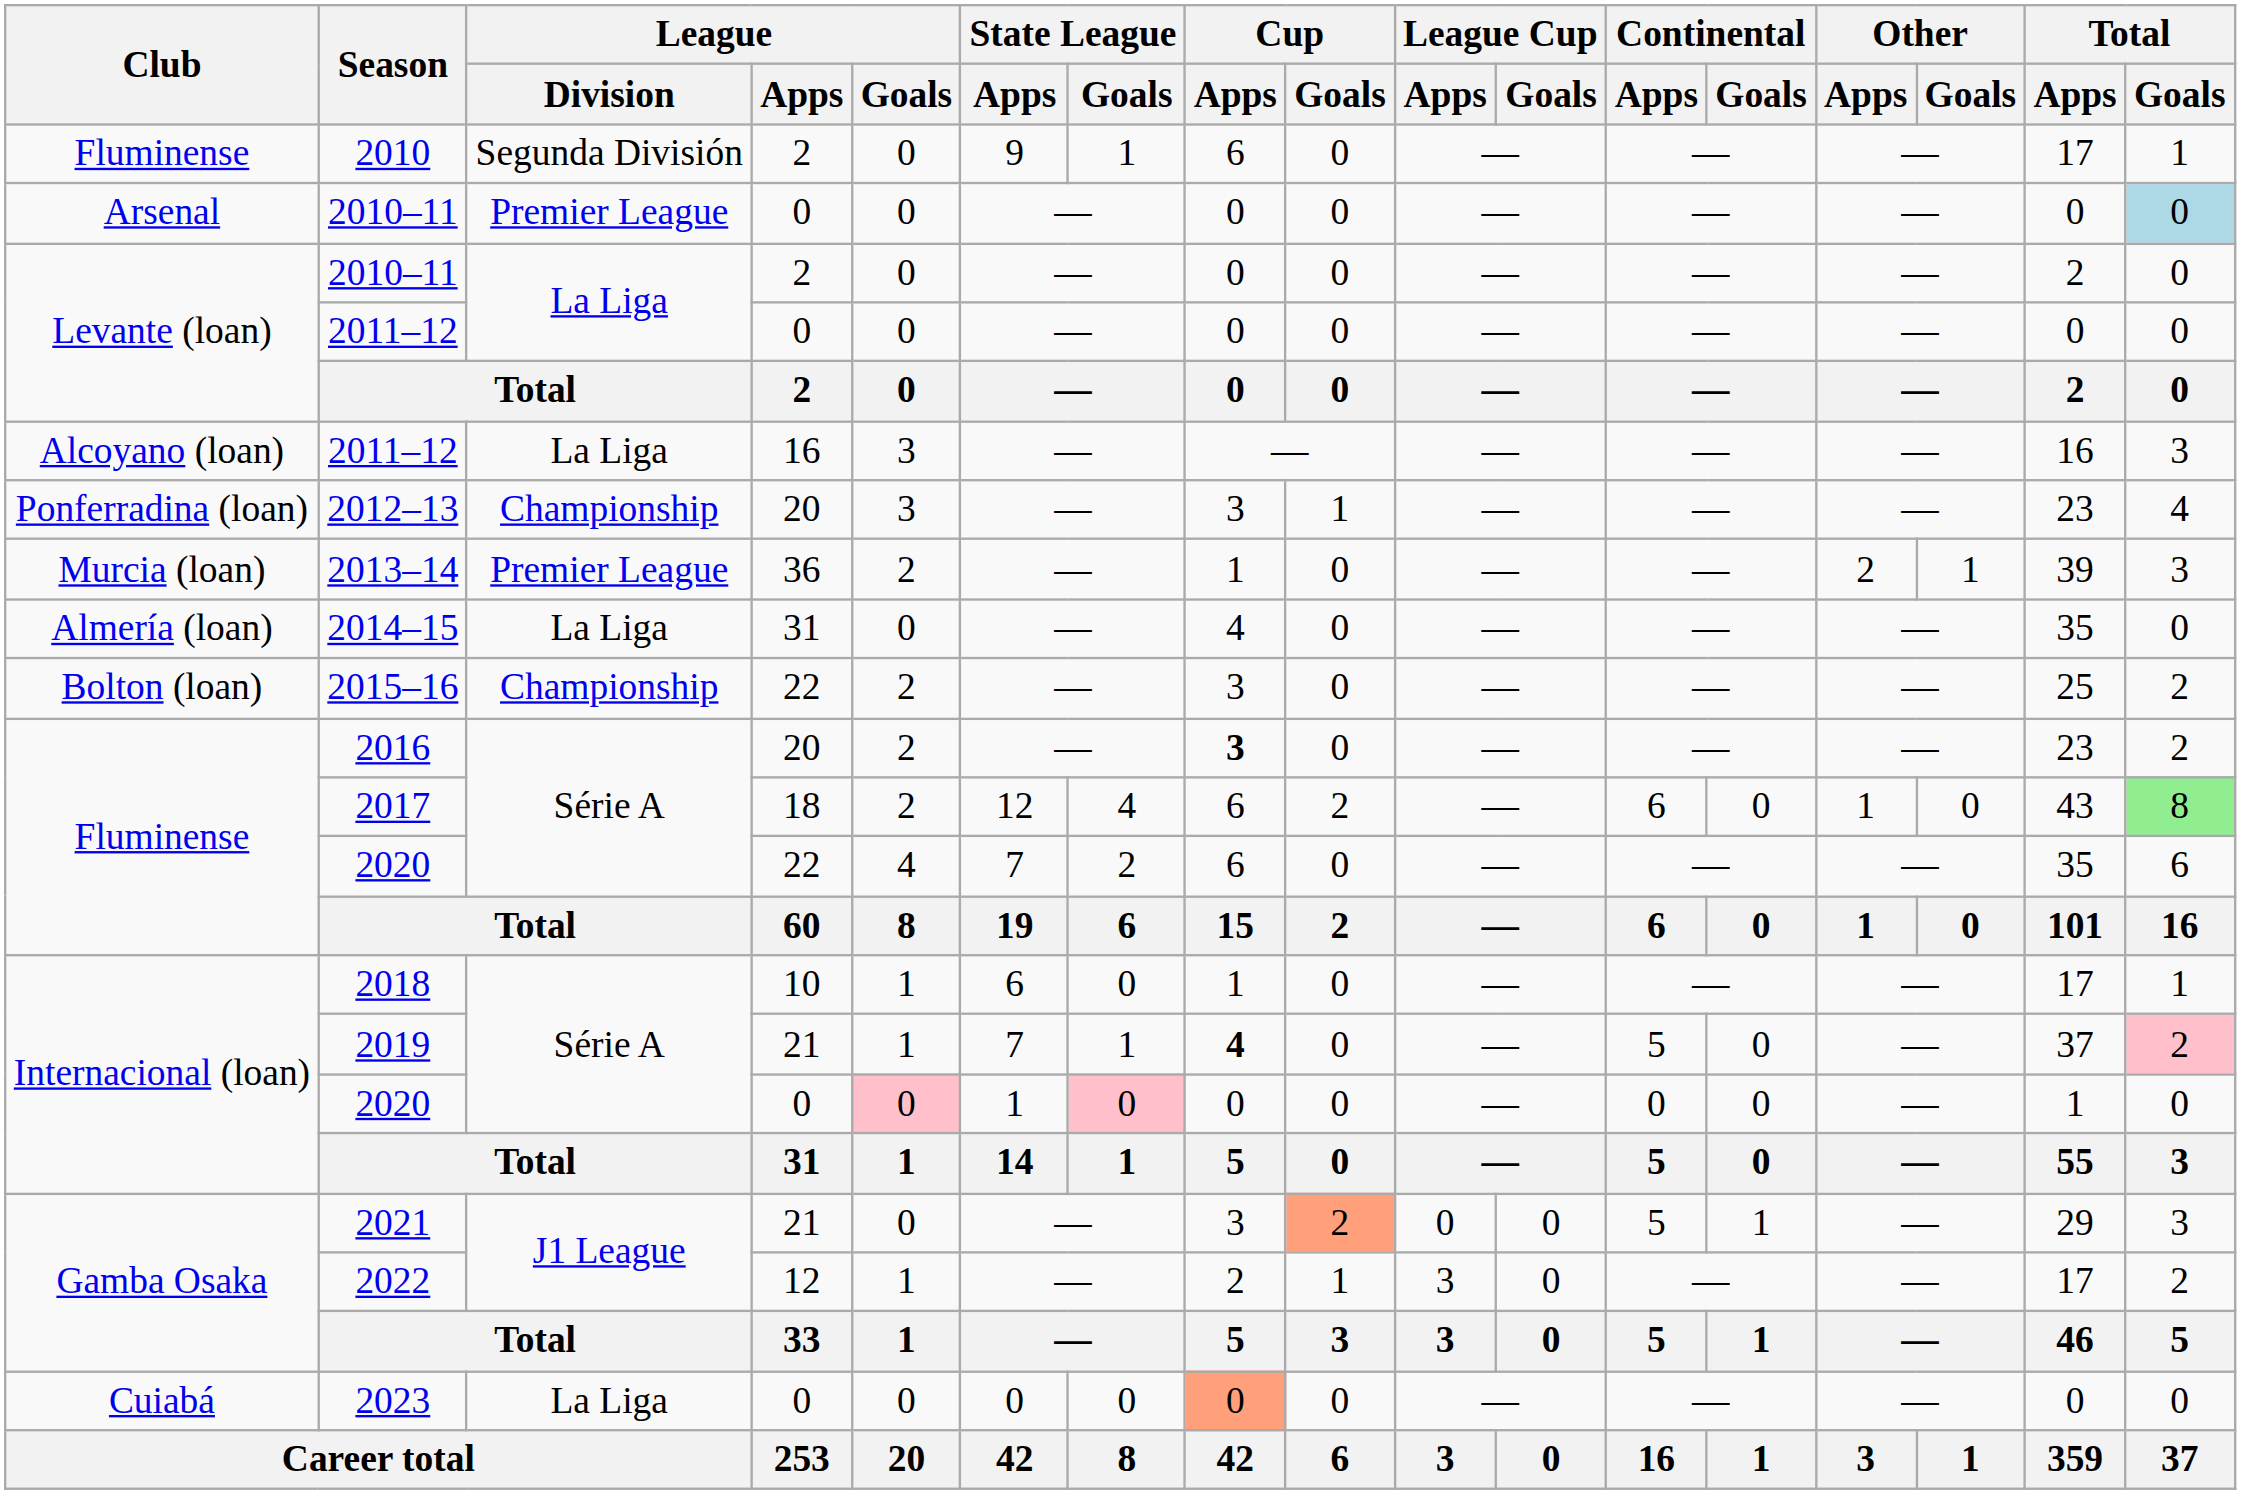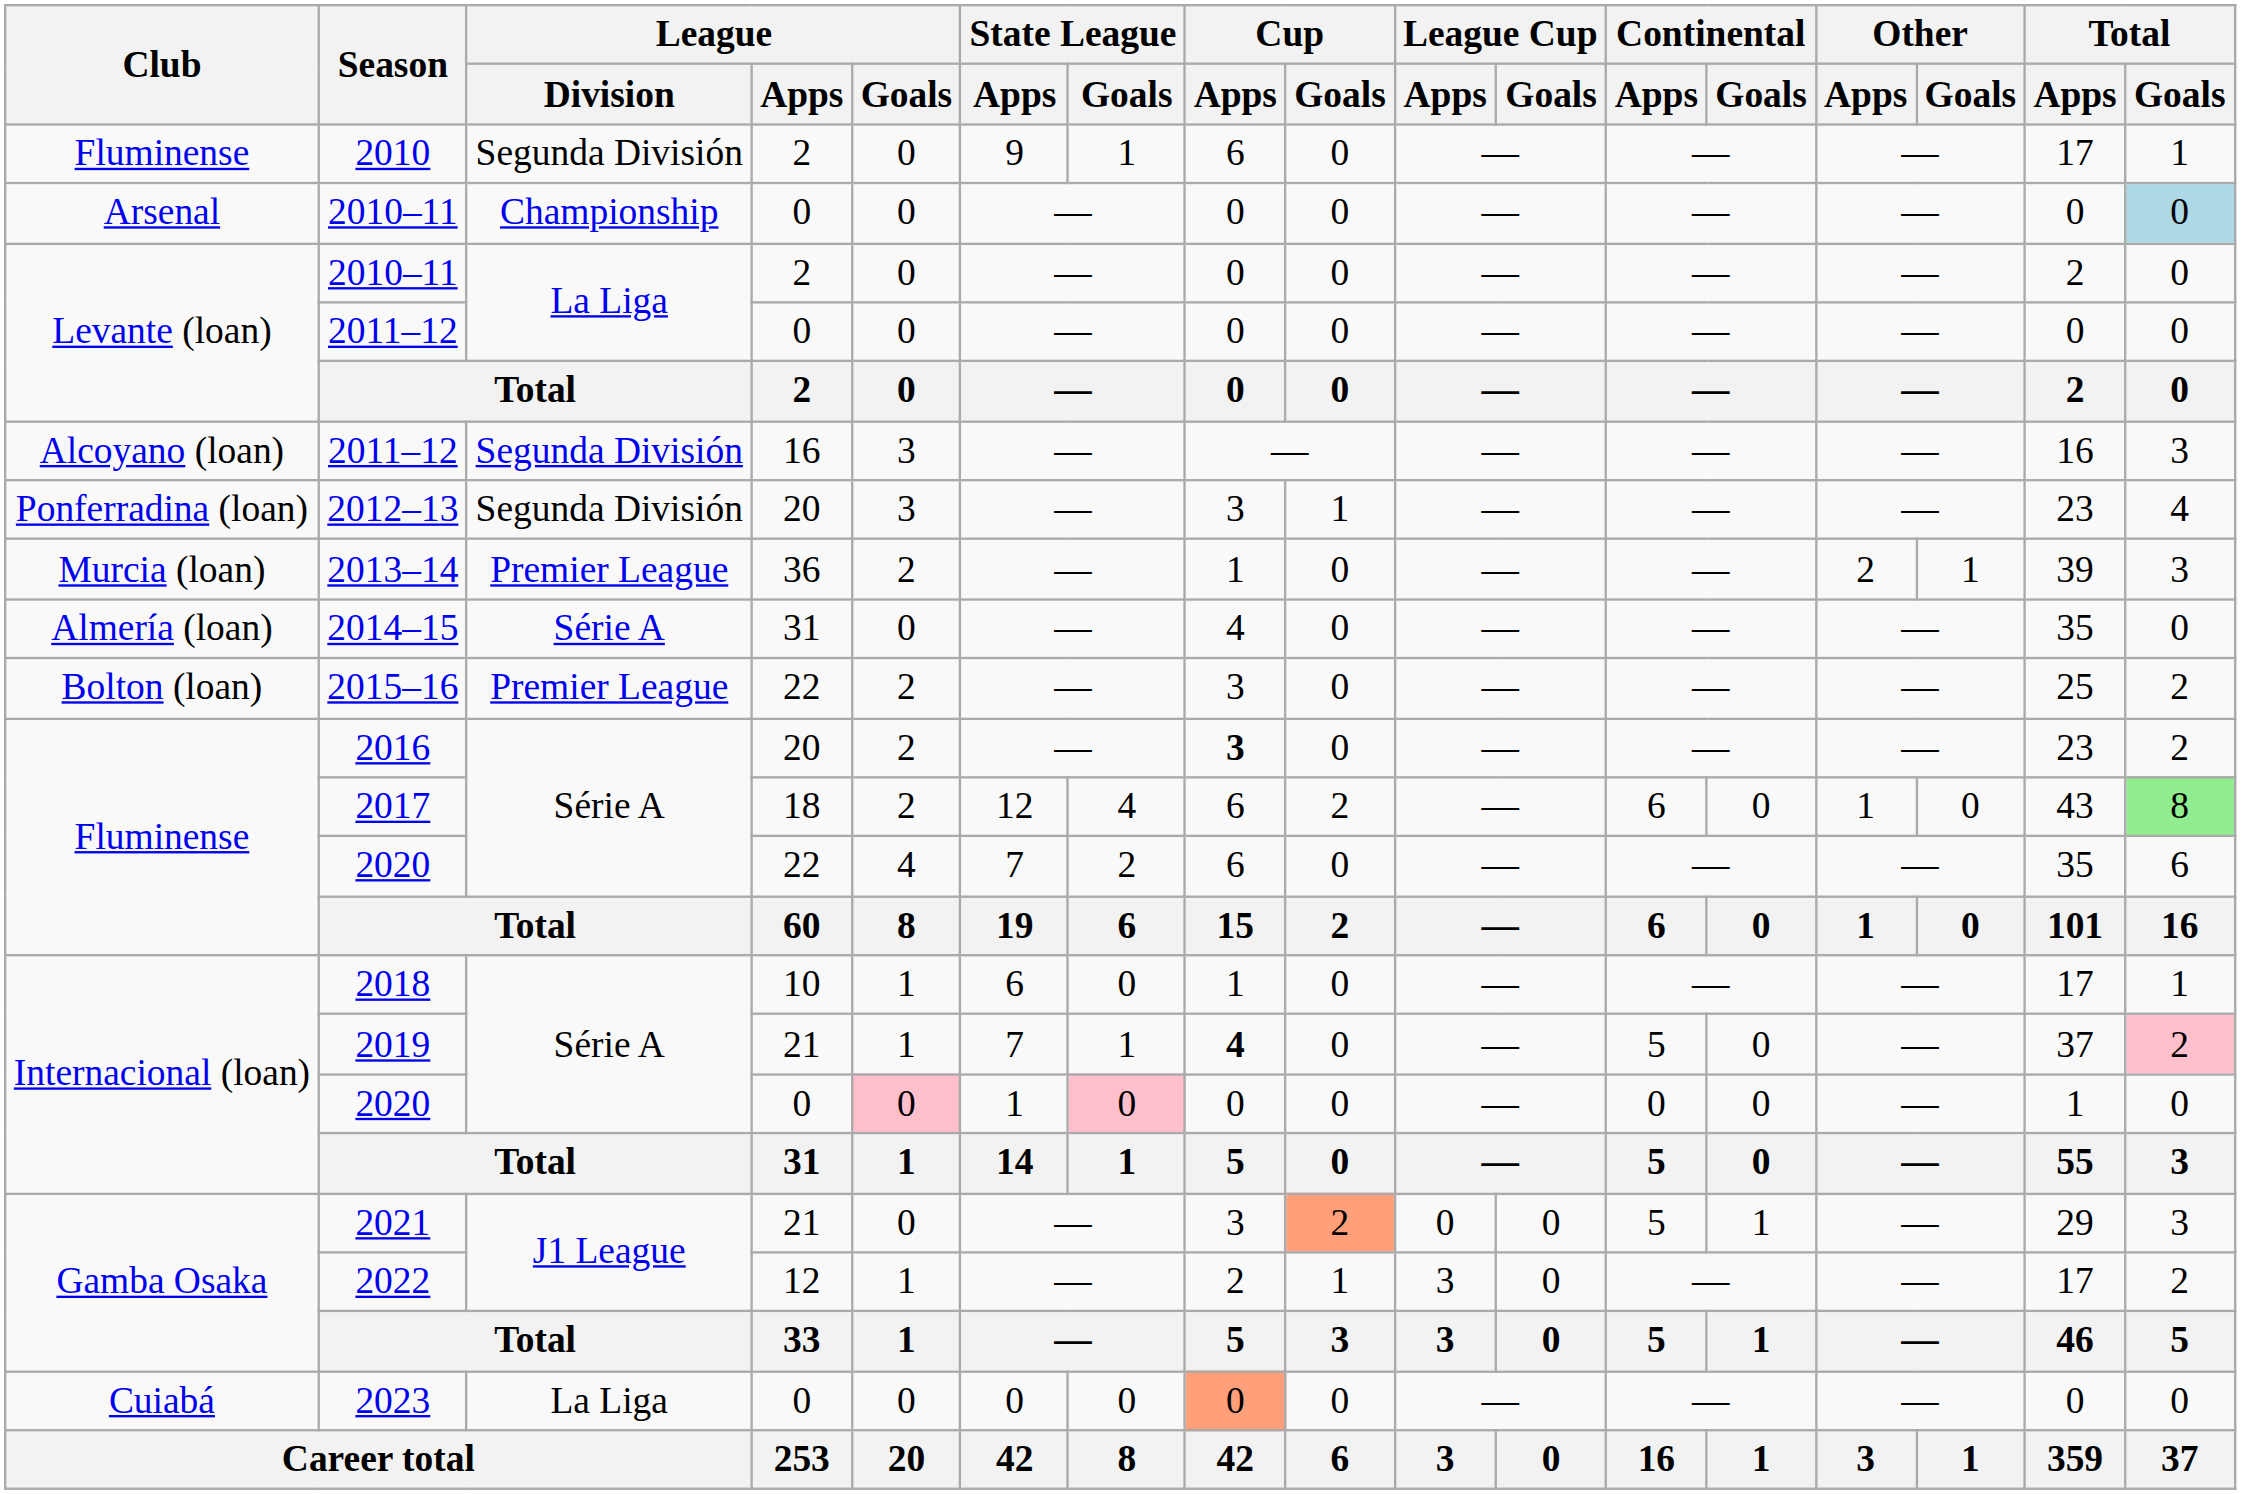(609, 212) Premier League -> (609, 212) Championship
(609, 449) La Liga -> (609, 449) Segunda División
(609, 509) Championship -> (609, 509) Segunda División
(609, 627) La Liga -> (609, 627) Série A
(609, 687) Championship -> (609, 687) Premier League
